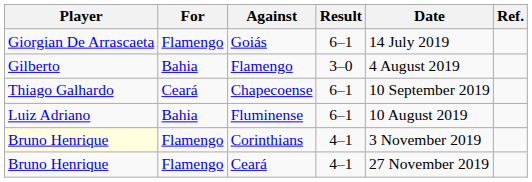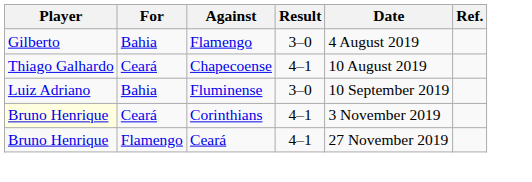- row: (249, 41)
(341, 90) 6–1 -> (300, 66) 4–1
(429, 90) 10 September 2019 -> (378, 66) 10 August 2019
(341, 115) 6–1 -> (300, 90) 3–0
(418, 115) 10 August 2019 -> (389, 90) 10 September 2019
(192, 139) Flamengo -> (139, 115) Ceará
